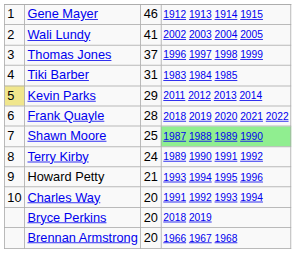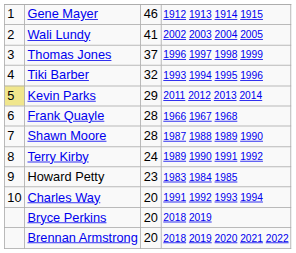(151, 75) 31 -> (151, 75) 32
(200, 75) 1983 1984 1985 -> (213, 75) 1993 1994 1995 1996
(226, 116) 2018 2019 2020 2021 2022 -> (200, 116) 1966 1967 1968
(151, 136) 25 -> (151, 136) 28
(213, 136) lightgreen background -> (213, 136) no background
(151, 177) 21 -> (151, 177) 23
(213, 177) 1993 1994 1995 1996 -> (200, 177) 1983 1984 1985
(200, 238) 1966 1967 1968 -> (226, 238) 2018 2019 2020 2021 2022
